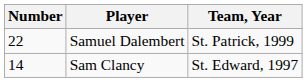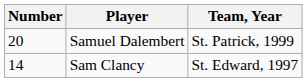(16, 41) 22 -> (16, 41) 20
